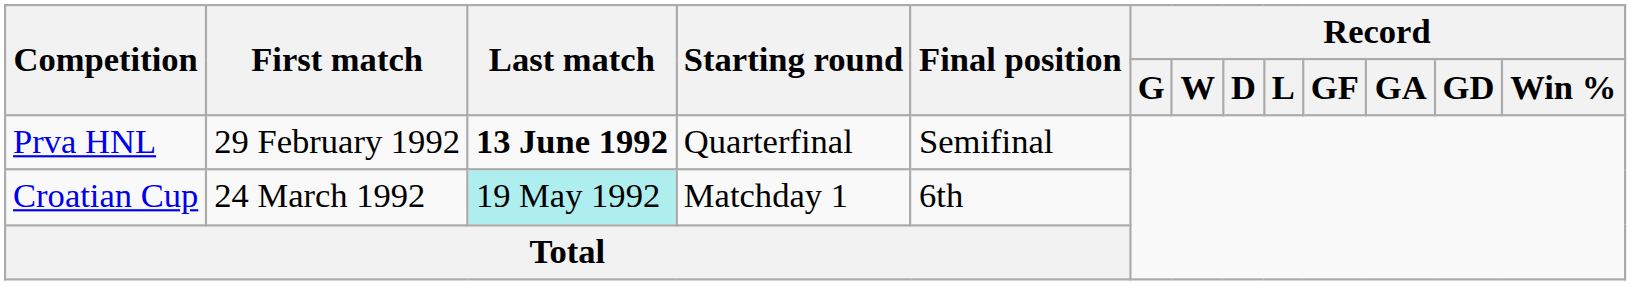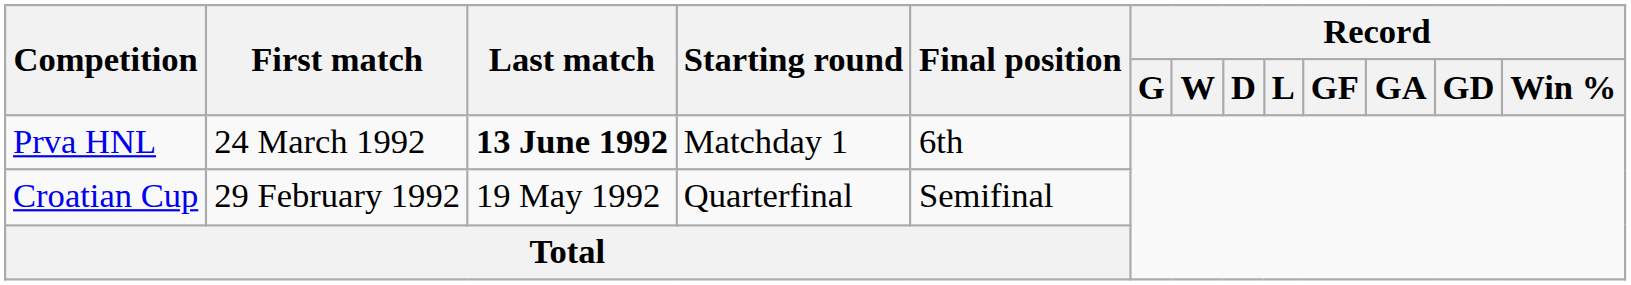(337, 141) 29 February 1992 -> (320, 141) 24 March 1992
(768, 141) Quarterfinal -> (766, 141) Matchday 1
(986, 141) Semifinal -> (941, 141) 6th
(320, 196) 24 March 1992 -> (337, 196) 29 February 1992
(568, 196) paleturquoise background -> (568, 196) no background
(766, 196) Matchday 1 -> (768, 196) Quarterfinal
(941, 196) 6th -> (986, 196) Semifinal
